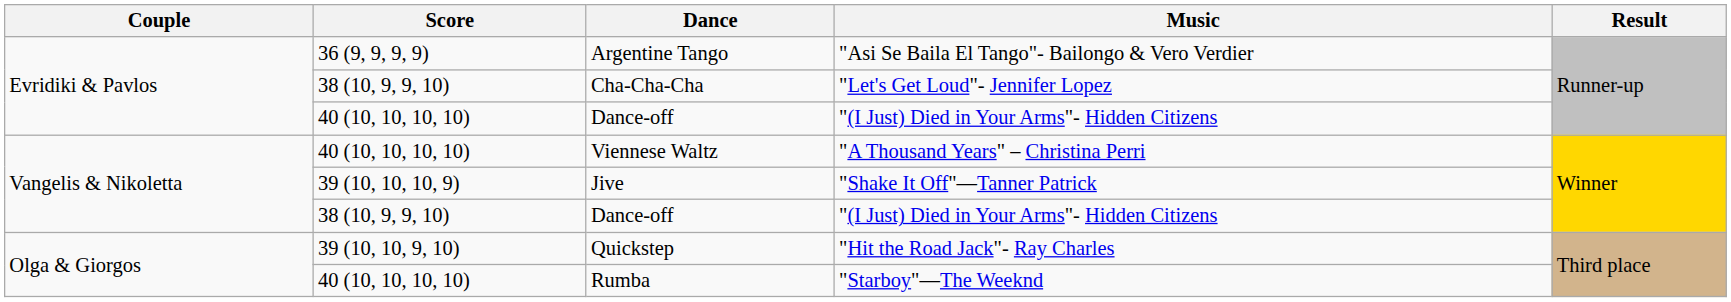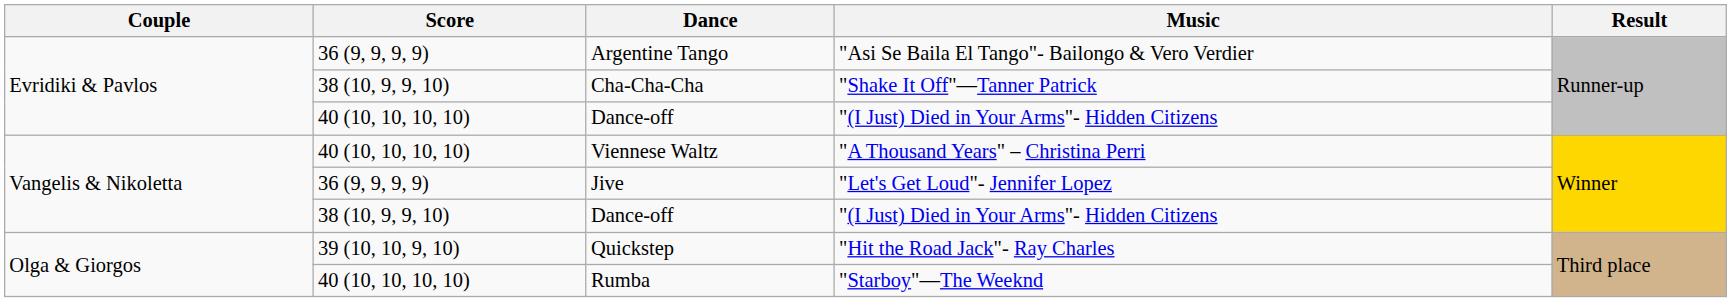(975, 85) "Let's Get Loud"- Jennifer Lopez -> (968, 85) "Shake It Off"—Tanner Patrick
(389, 183) 39 (10, 10, 10, 9) -> (373, 183) 36 (9, 9, 9, 9)
(968, 183) "Shake It Off"—Tanner Patrick -> (975, 183) "Let's Get Loud"- Jennifer Lopez
